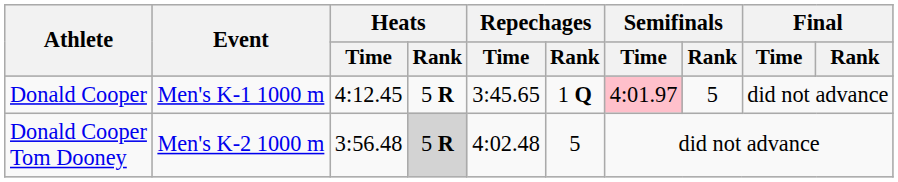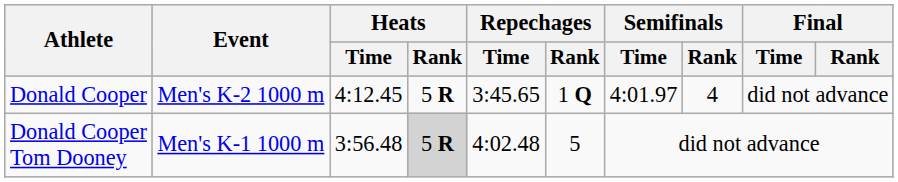(241, 94) Men's K-1 1000 m -> (241, 94) Men's K-2 1000 m
(644, 94) pink background -> (644, 94) no background
(712, 94) 5 -> (712, 94) 4
(241, 144) Men's K-2 1000 m -> (241, 144) Men's K-1 1000 m
